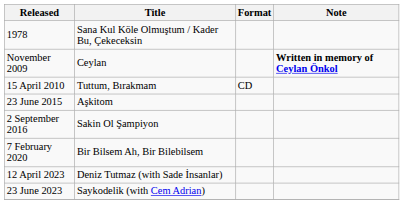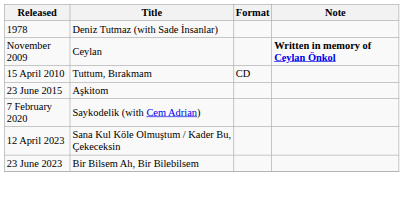(148, 35) Sana Kul Köle Olmuştum / Kader Bu, Çekeceksin -> (145, 29) Deniz Tutmaz (with Sade İnsanlar)
- row: (33, 124)
(140, 152) Bir Bilsem Ah, Bir Bilebilsem -> (136, 112) Saykodelik (with Cem Adrian)
(150, 175) Deniz Tutmaz (with Sade İnsanlar) -> (152, 140) Sana Kul Köle Olmuştum / Kader Bu, Çekeceksin
(141, 191) Saykodelik (with Cem Adrian) -> (136, 163) Bir Bilsem Ah, Bir Bilebilsem
